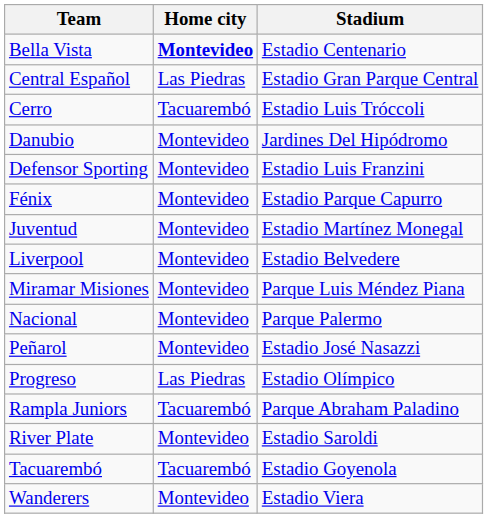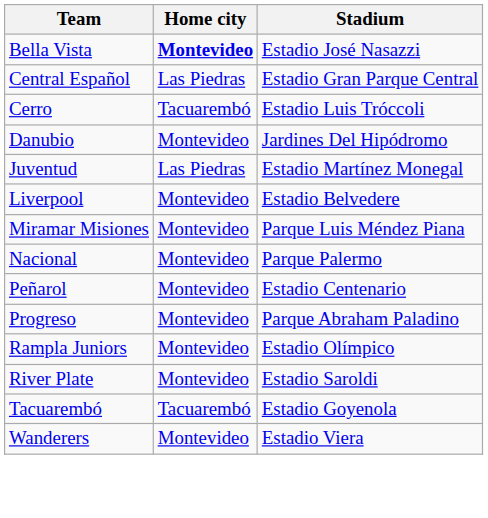(334, 49) Estadio Centenario -> (341, 49) Estadio José Nasazzi
- row: (78, 169)
- row: (30, 199)
(203, 229) Montevideo -> (201, 169) Las Piedras
(341, 348) Estadio José Nasazzi -> (334, 288) Estadio Centenario
(201, 378) Las Piedras -> (203, 318) Montevideo
(328, 378) Estadio Olímpico -> (360, 318) Parque Abraham Paladino
(204, 408) Tacuarembó -> (203, 348) Montevideo
(360, 408) Parque Abraham Paladino -> (328, 348) Estadio Olímpico
